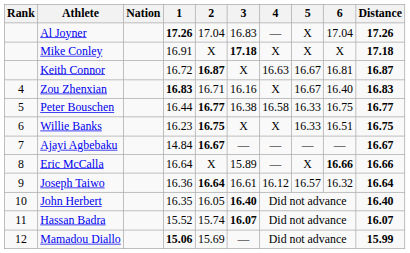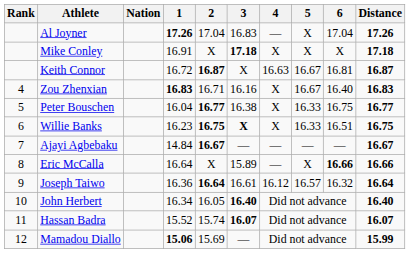(179, 107) 16.44 -> (179, 107) 16.04
(276, 107) 16.58 -> (276, 107) X
(243, 126) normal -> (243, 126) bold
(179, 201) 16.35 -> (179, 201) 16.34
